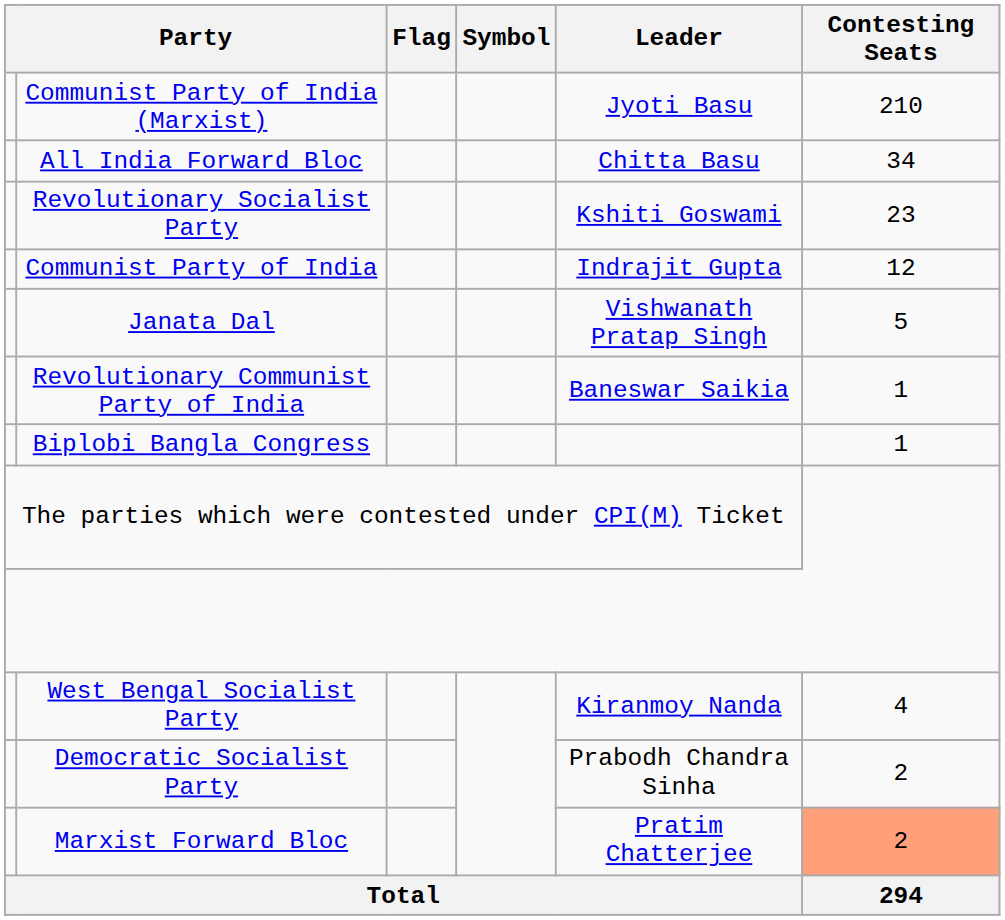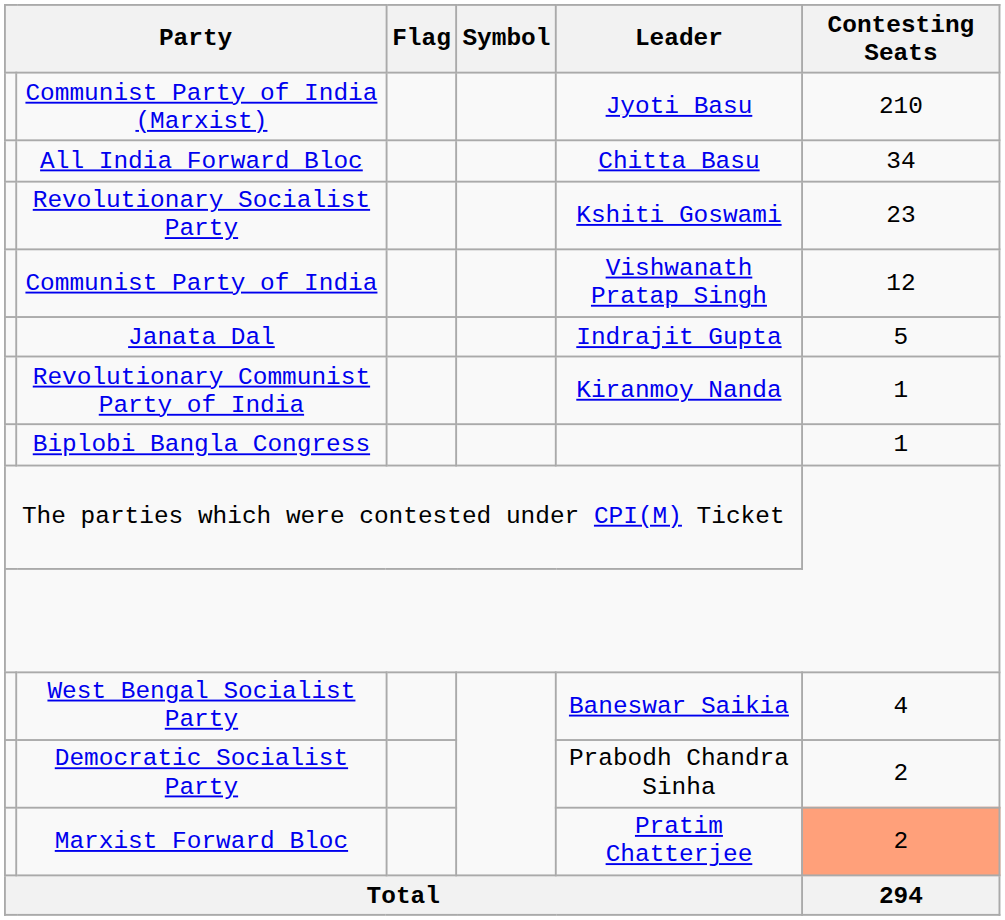(679, 269) Indrajit Gupta -> (679, 283) Vishwanath Pratap Singh
(679, 323) Vishwanath Pratap Singh -> (679, 337) Indrajit Gupta
(679, 391) Baneswar Saikia -> (679, 391) Kiranmoy Nanda
(679, 705) Kiranmoy Nanda -> (679, 705) Baneswar Saikia
